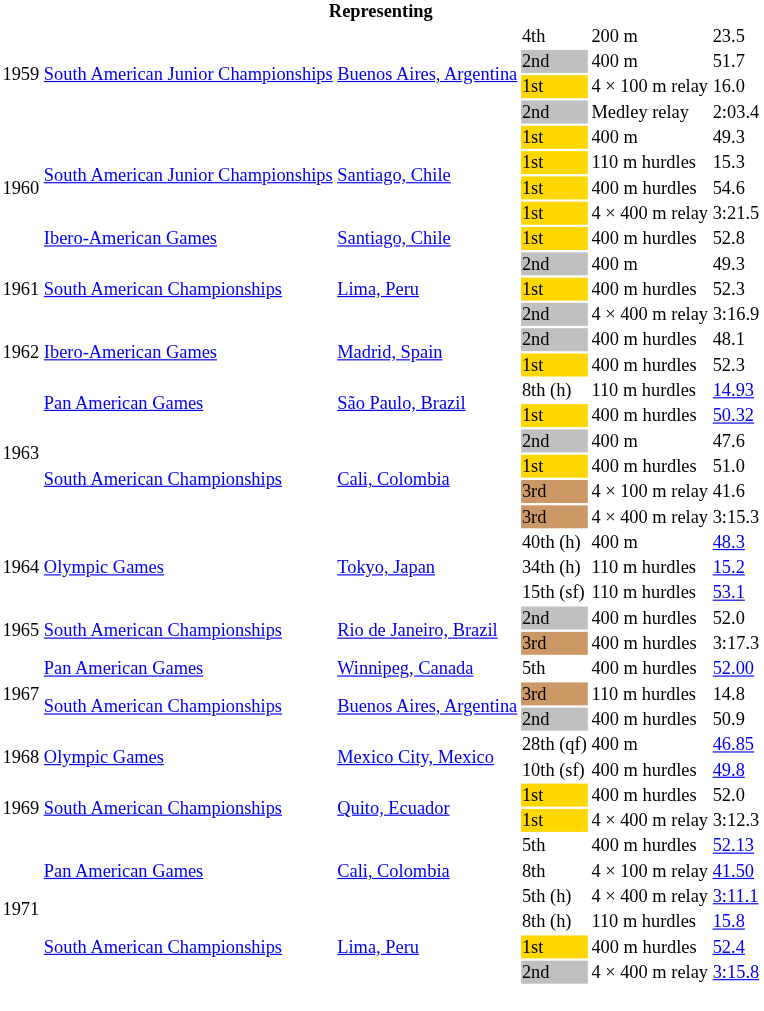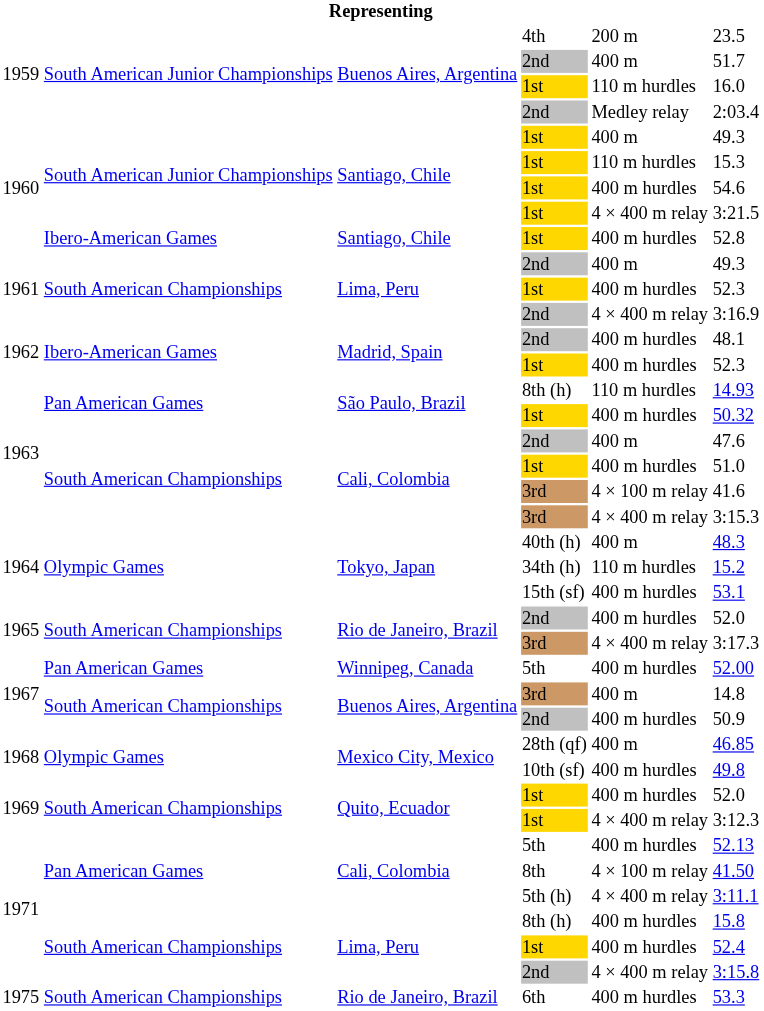(650, 86) 4 × 100 m relay -> (644, 86) 110 m hurdles
(644, 592) 110 m hurdles -> (644, 592) 400 m hurdles
(644, 643) 400 m hurdles -> (650, 643) 4 × 400 m relay
(644, 693) 110 m hurdles -> (615, 693) 400 m
(644, 921) 110 m hurdles -> (644, 921) 400 m hurdles
+ row: (21, 997)
